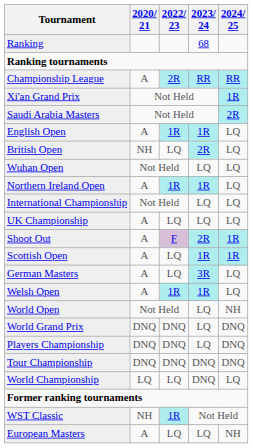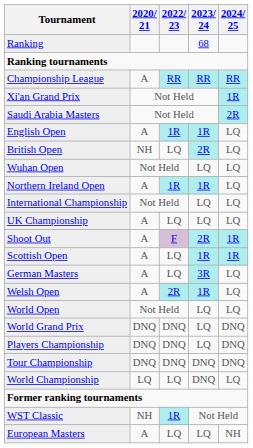(174, 78) 2R -> (174, 78) RR
(174, 291) 1R -> (174, 291) 2R
(233, 309) NH -> (233, 309) LQ
